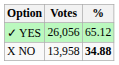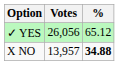(64, 51) 13,958 -> (64, 51) 13,957
